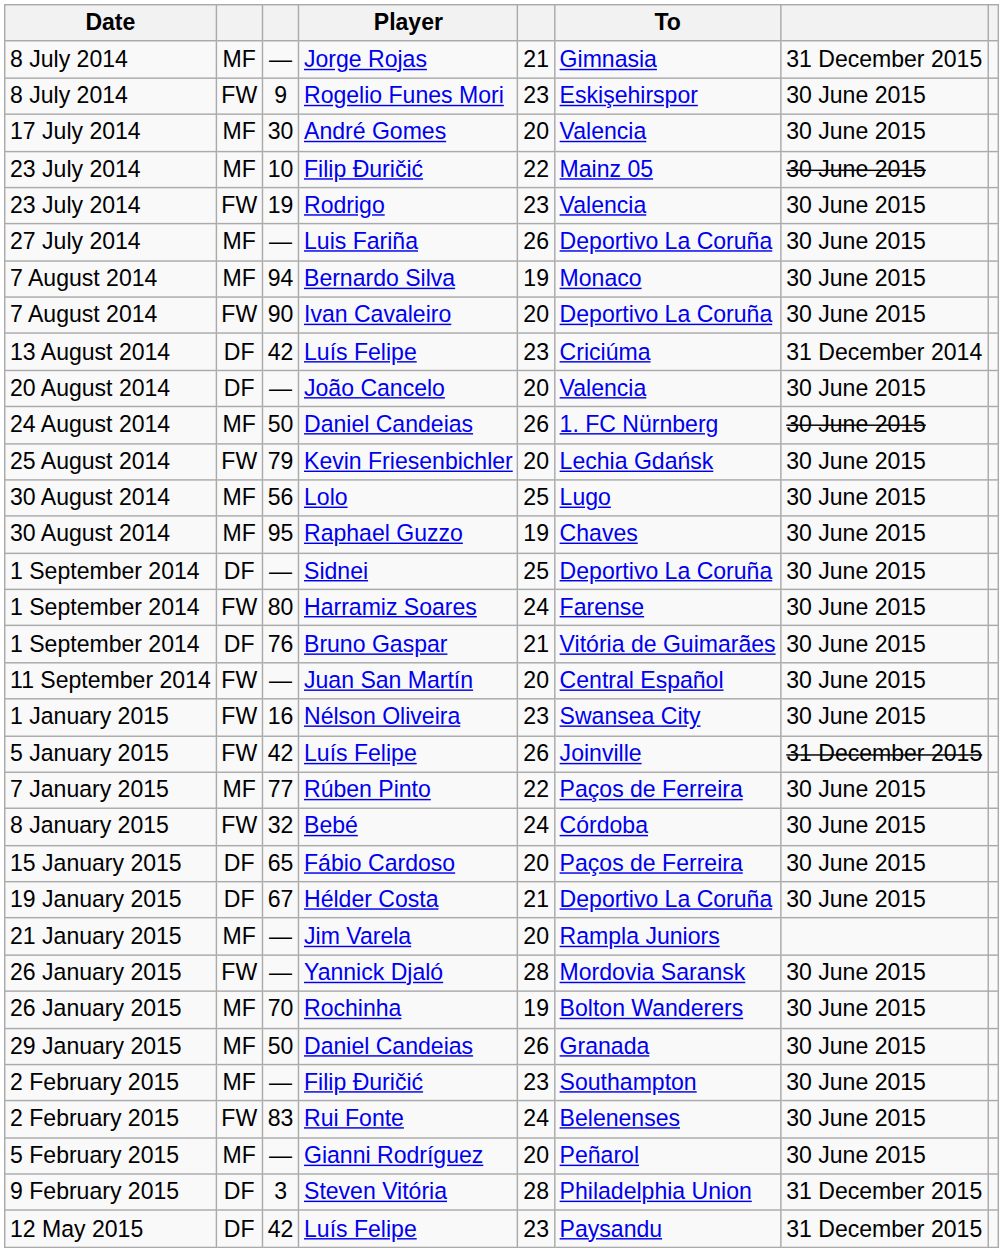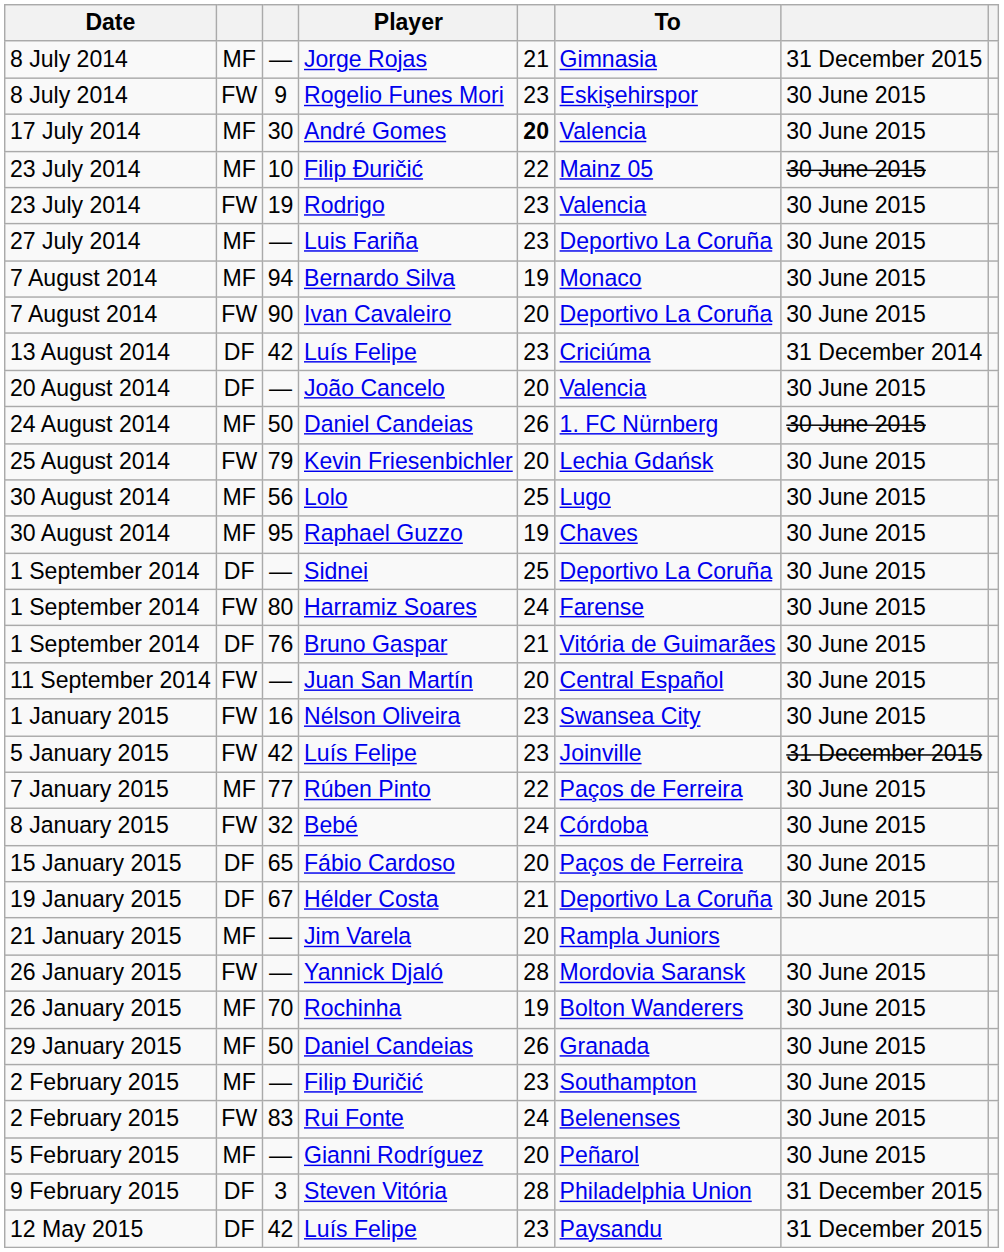(536, 132) normal -> (536, 132) bold
(536, 242) 26 -> (536, 242) 23
(536, 753) 26 -> (536, 753) 23
